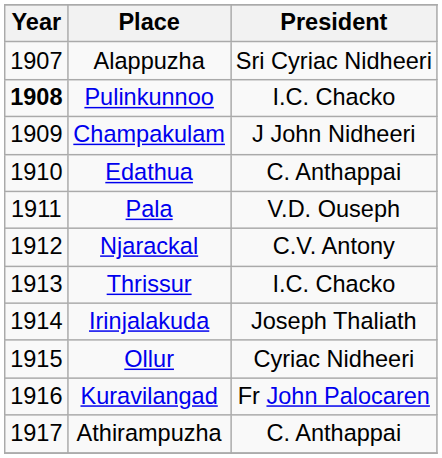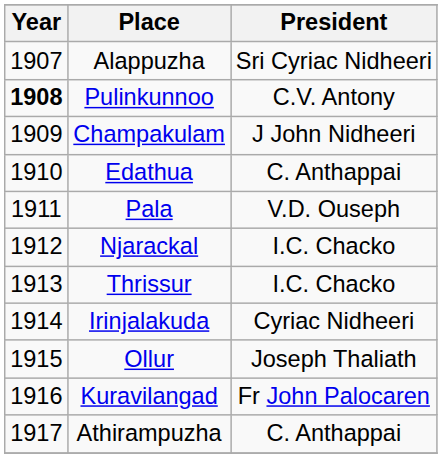(334, 97) I.C. Chacko -> (334, 97) C.V. Antony
(334, 246) C.V. Antony -> (334, 246) I.C. Chacko
(334, 321) Joseph Thaliath -> (334, 321) Cyriac Nidheeri
(334, 358) Cyriac Nidheeri -> (334, 358) Joseph Thaliath
